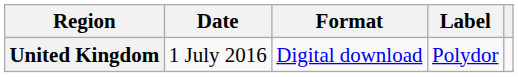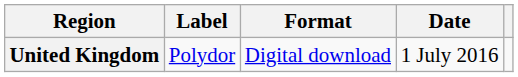columns swapped: (218, 21) <-> (465, 21)
